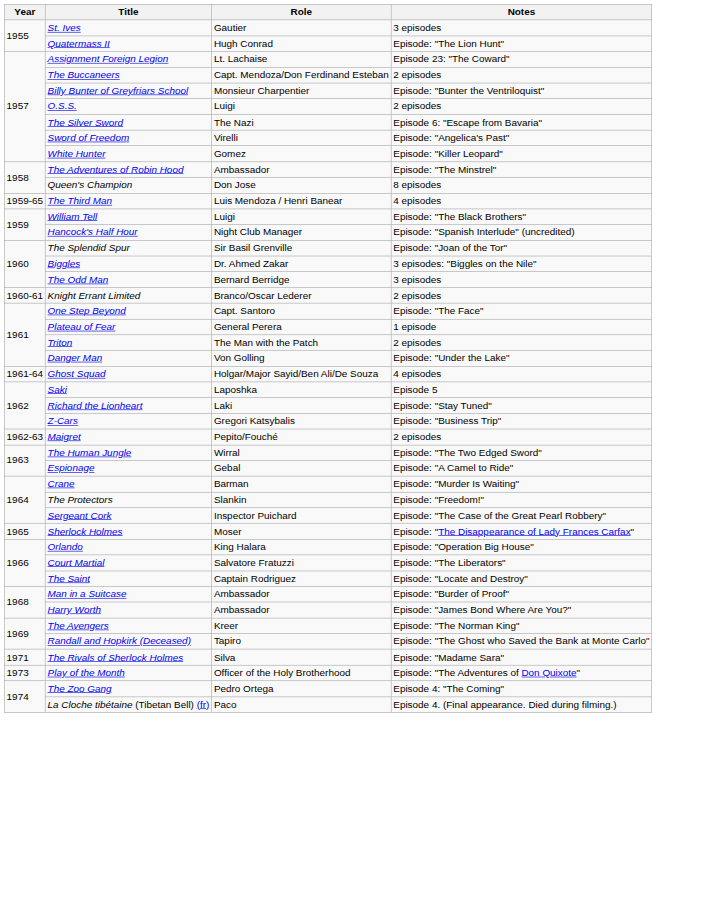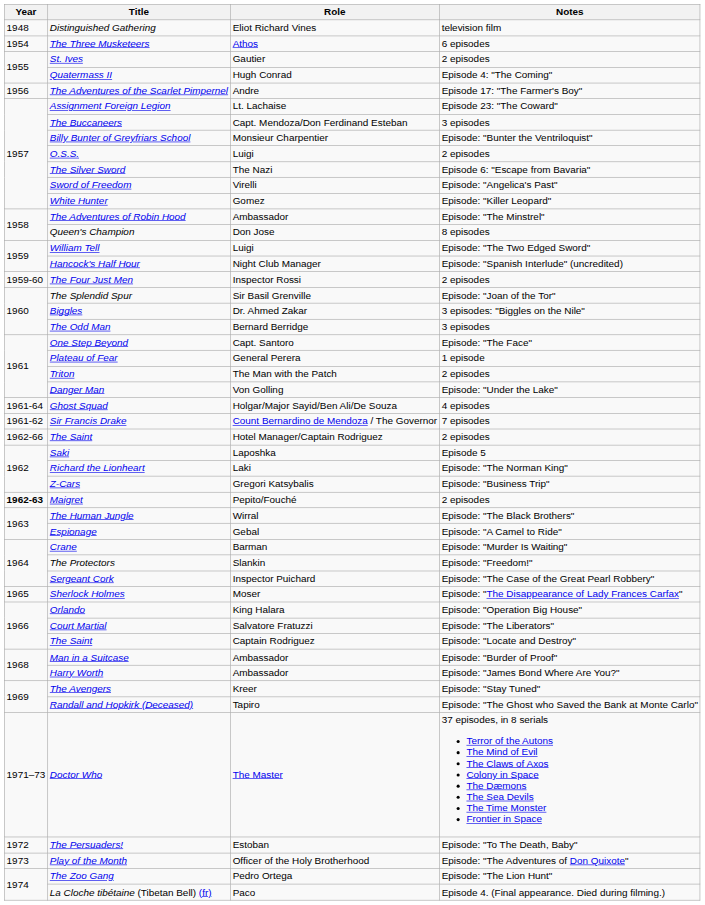+ row: (103, 28)
+ row: (100, 43)
(417, 28) 3 episodes -> (466, 59) 2 episodes
(449, 43) Episode: "The Lion Hunt" -> (497, 75) Episode 4: "The Coming"
+ row: (139, 91)
(417, 75) 2 episodes -> (466, 122) 3 episodes
- row: (80, 201)
(460, 216) Episode: "The Black Brothers" -> (516, 248) Episode: "The Two Edged Sword"
+ row: (91, 279)
- row: (94, 295)
+ row: (88, 421)
+ row: (71, 437)
(443, 405) Episode: "Stay Tuned" -> (505, 468) Episode: "The Norman King"
(25, 437) normal -> (25, 500) bold
(468, 452) Episode: "The Two Edged Sword" -> (508, 515) Episode: "The Black Brothers"
(456, 625) Episode: "The Norman King" -> (491, 688) Episode: "Stay Tuned"
- row: (115, 657)
+ row: (76, 774)
+ row: (86, 845)
(449, 688) Episode 4: "The Coming" -> (497, 876) Episode: "The Lion Hunt"
